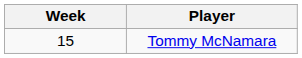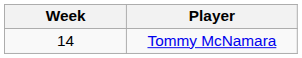(66, 41) 15 -> (66, 41) 14
